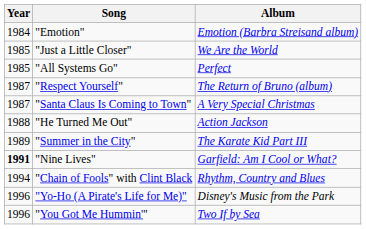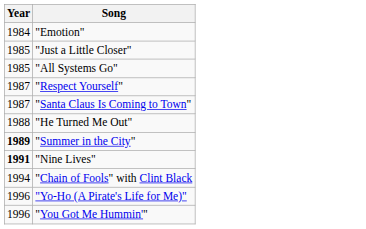- column: (278, 13)
(19, 141) normal -> (19, 141) bold
